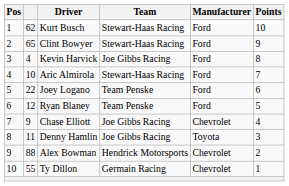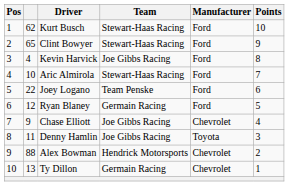(128, 105) Team Penske -> (134, 105) Germain Racing
(30, 168) 55 -> (30, 168) 13
